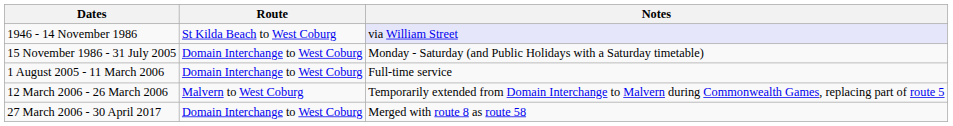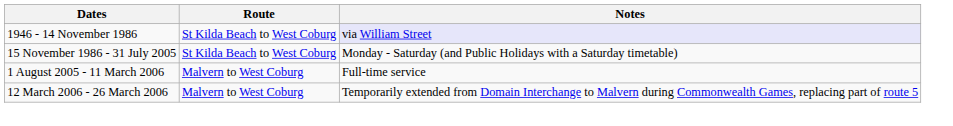(272, 53) Domain Interchange to West Coburg -> (259, 53) St Kilda Beach to West Coburg
(272, 72) Domain Interchange to West Coburg -> (243, 72) Malvern to West Coburg
- row: (84, 111)
